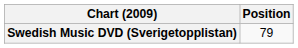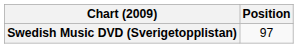(267, 33) 79 -> (267, 33) 97
